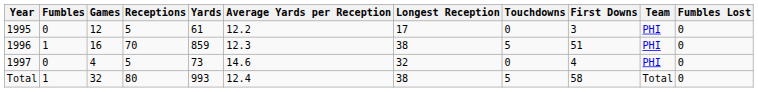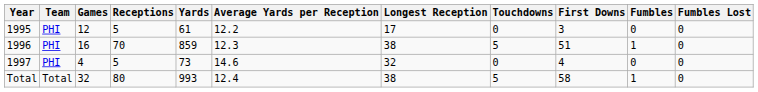columns swapped: (658, 13) <-> (64, 13)
